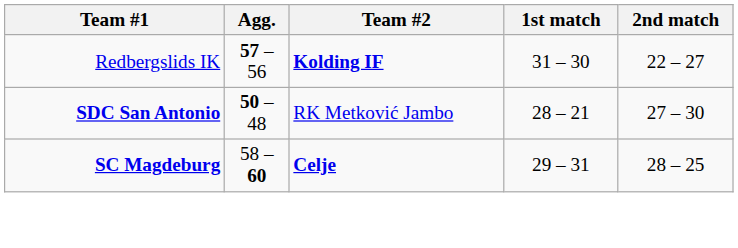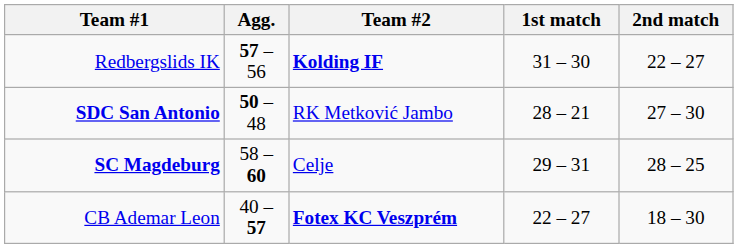(315, 165) bold -> (313, 165) normal
+ row: (152, 217)
